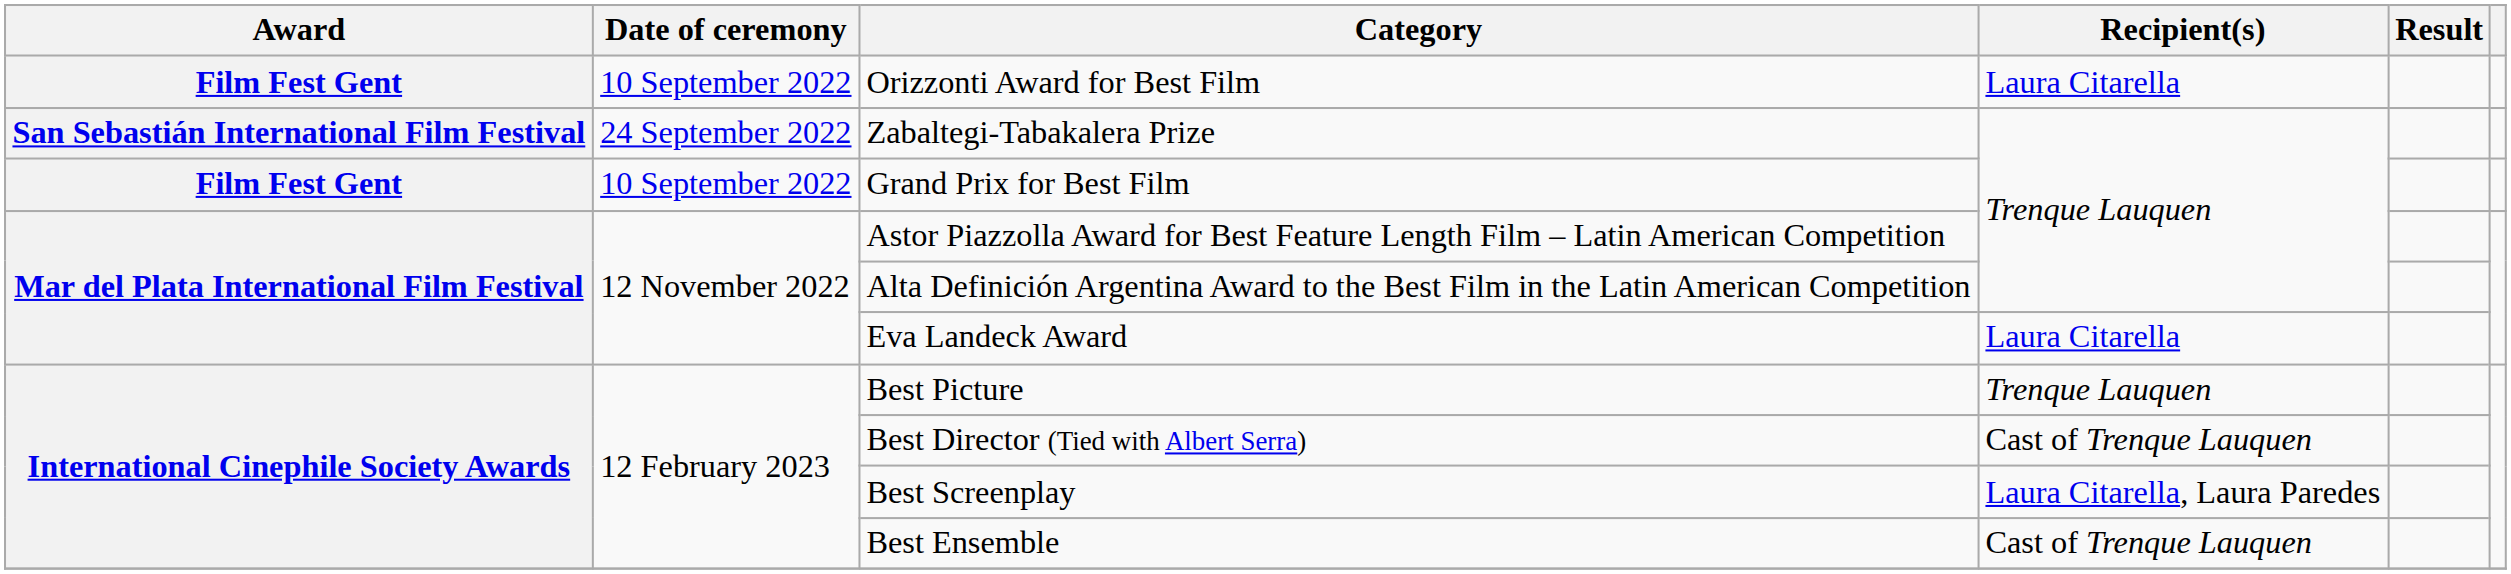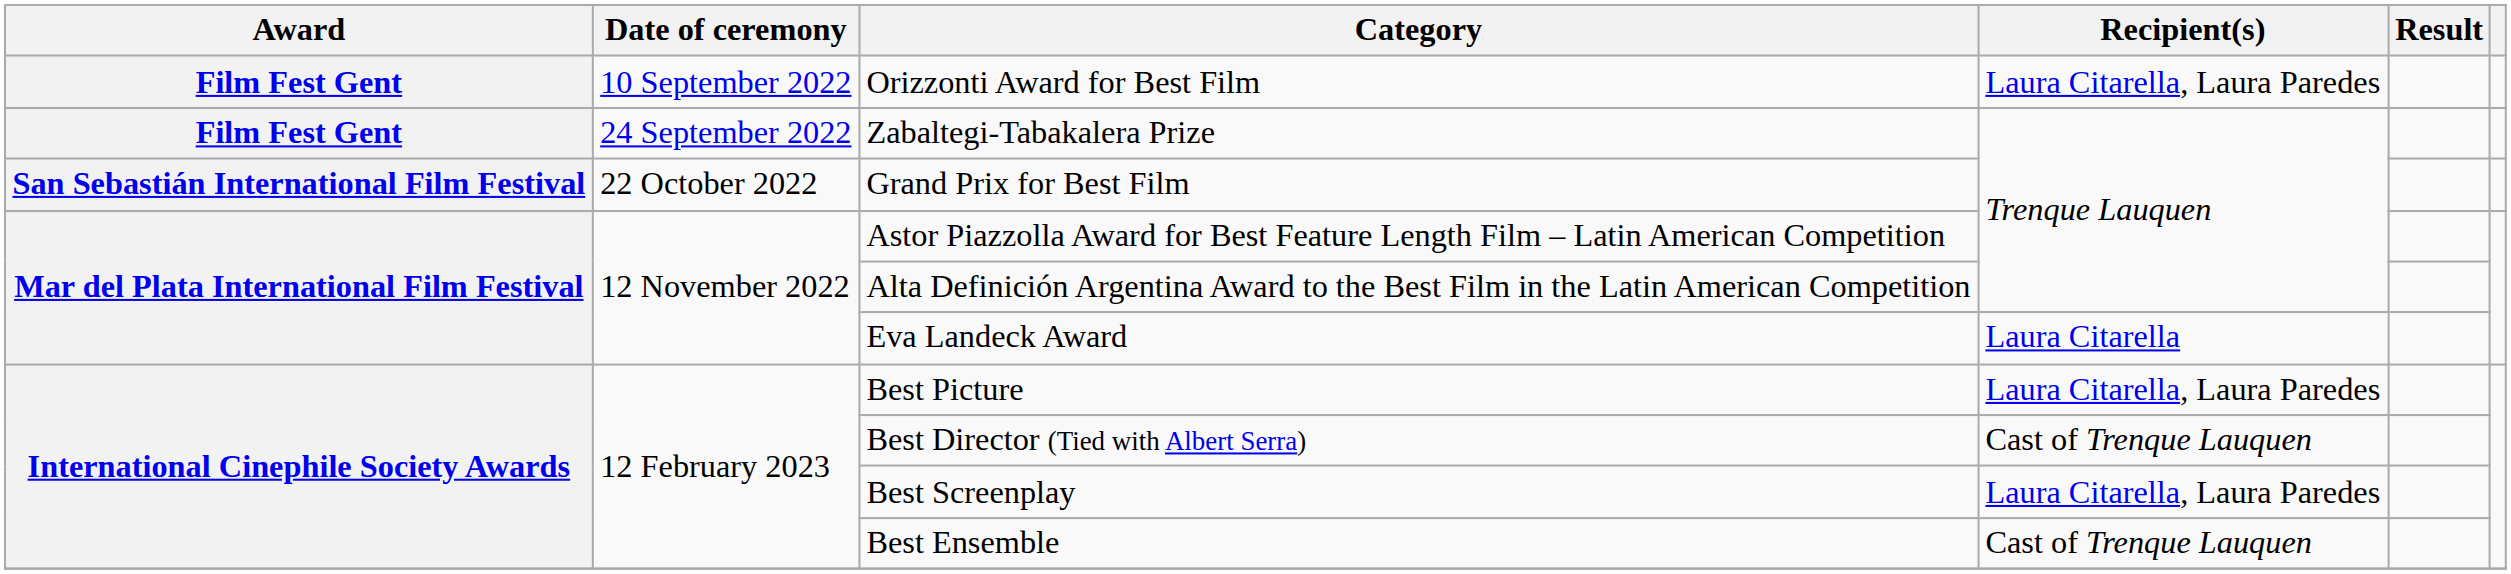(2083, 81) Laura Citarella -> (2183, 81) Laura Citarella, Laura Paredes
(299, 132) San Sebastián International Film Festival -> (299, 132) Film Fest Gent
(299, 183) Film Fest Gent -> (299, 183) San Sebastián International Film Festival
(726, 183) 10 September 2022 -> (709, 183) 22 October 2022
(2098, 388) Trenque Lauquen -> (2183, 388) Laura Citarella, Laura Paredes
